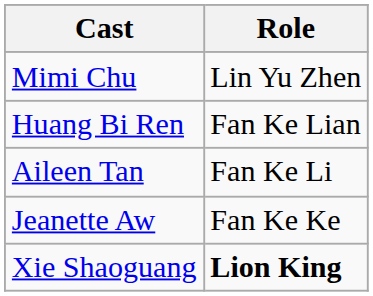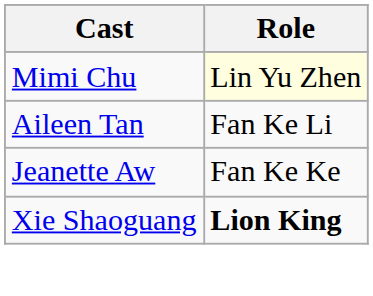(286, 76) no background -> (286, 76) lightyellow background
- row: (98, 123)
